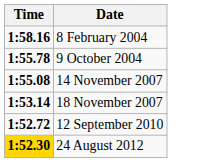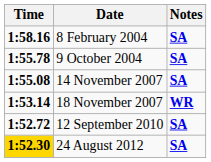+ column: (186, 15)
